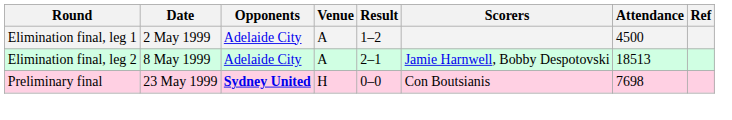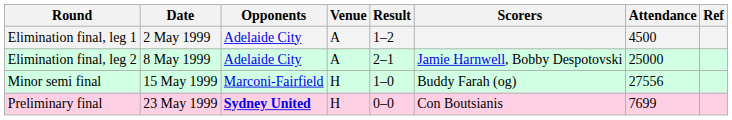(633, 59) 18513 -> (646, 59) 25000
+ row: (54, 81)
(630, 81) 7698 -> (643, 103) 7699
